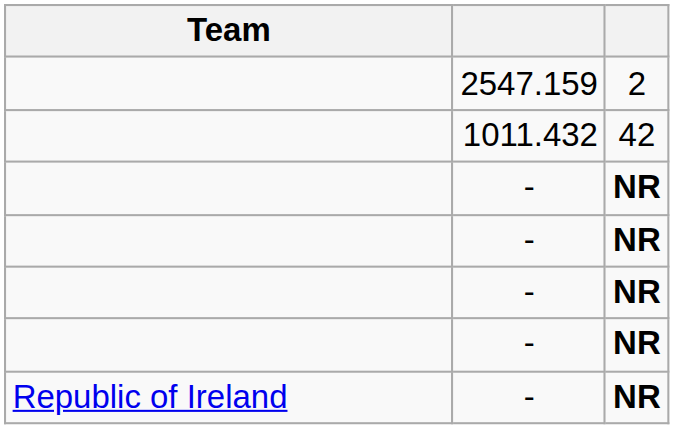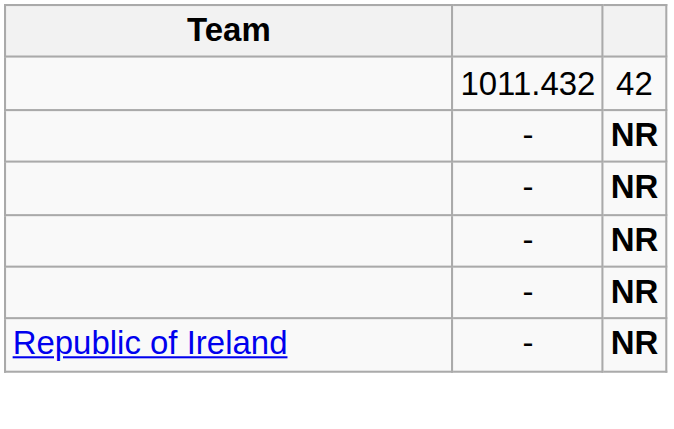- row: (229, 83)
